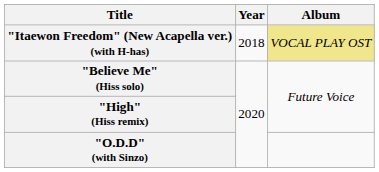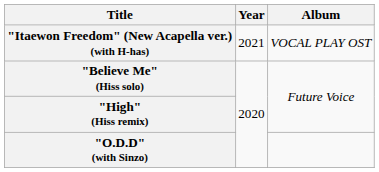(251, 43) 2018 -> (251, 43) 2021
(321, 43) khaki background -> (321, 43) no background
